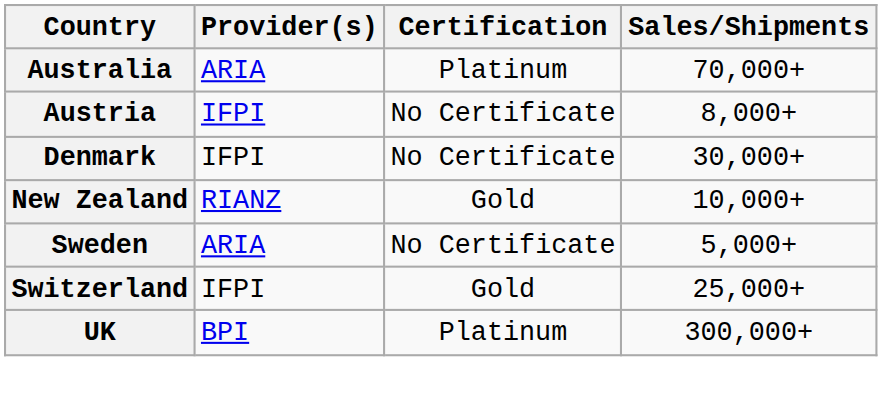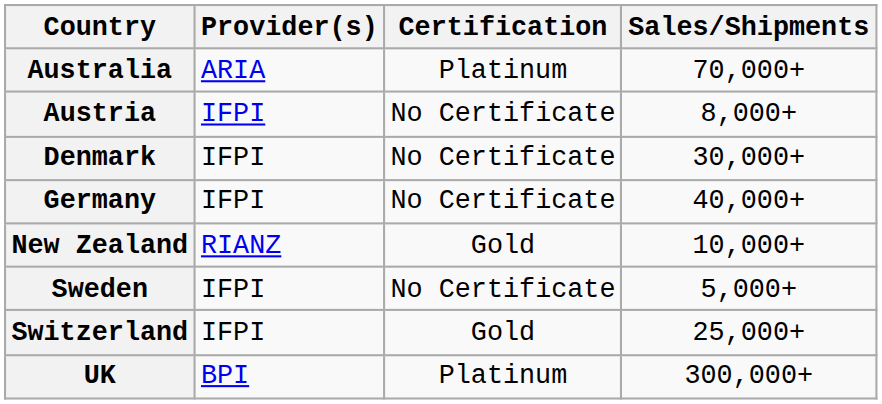+ row: (100, 201)
(233, 245) ARIA -> (233, 289) IFPI
